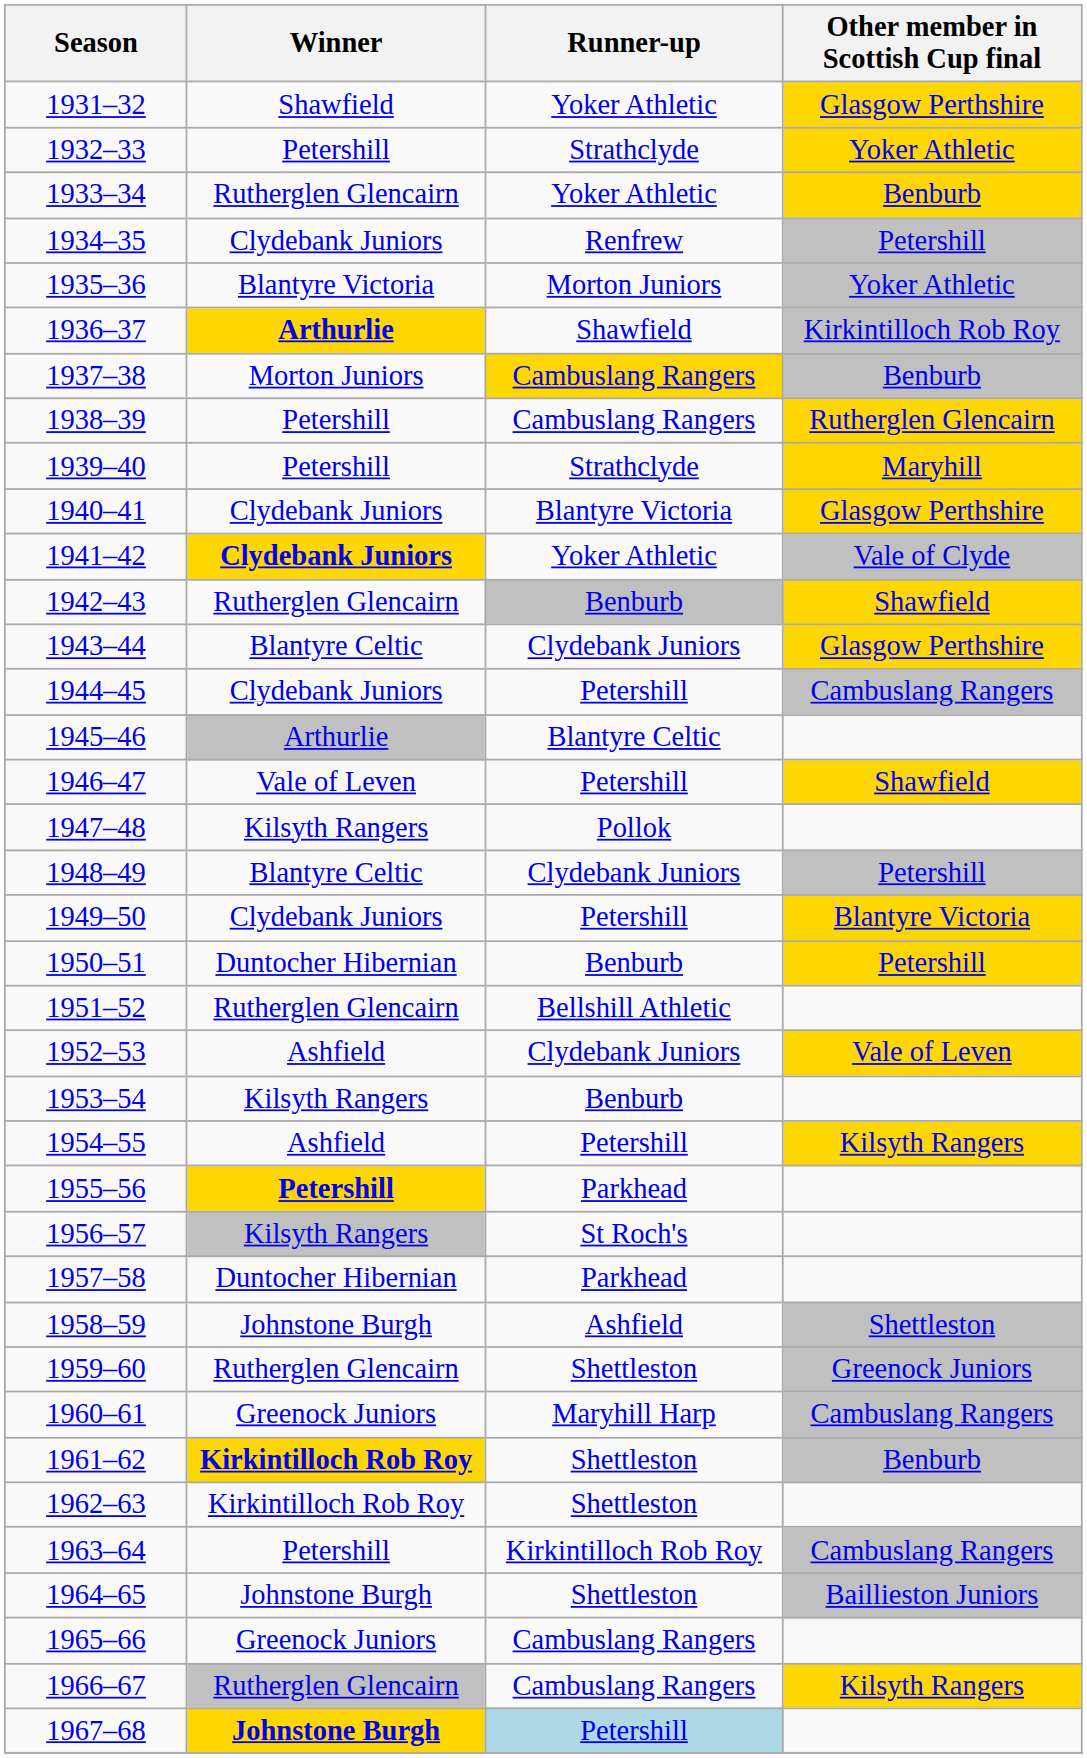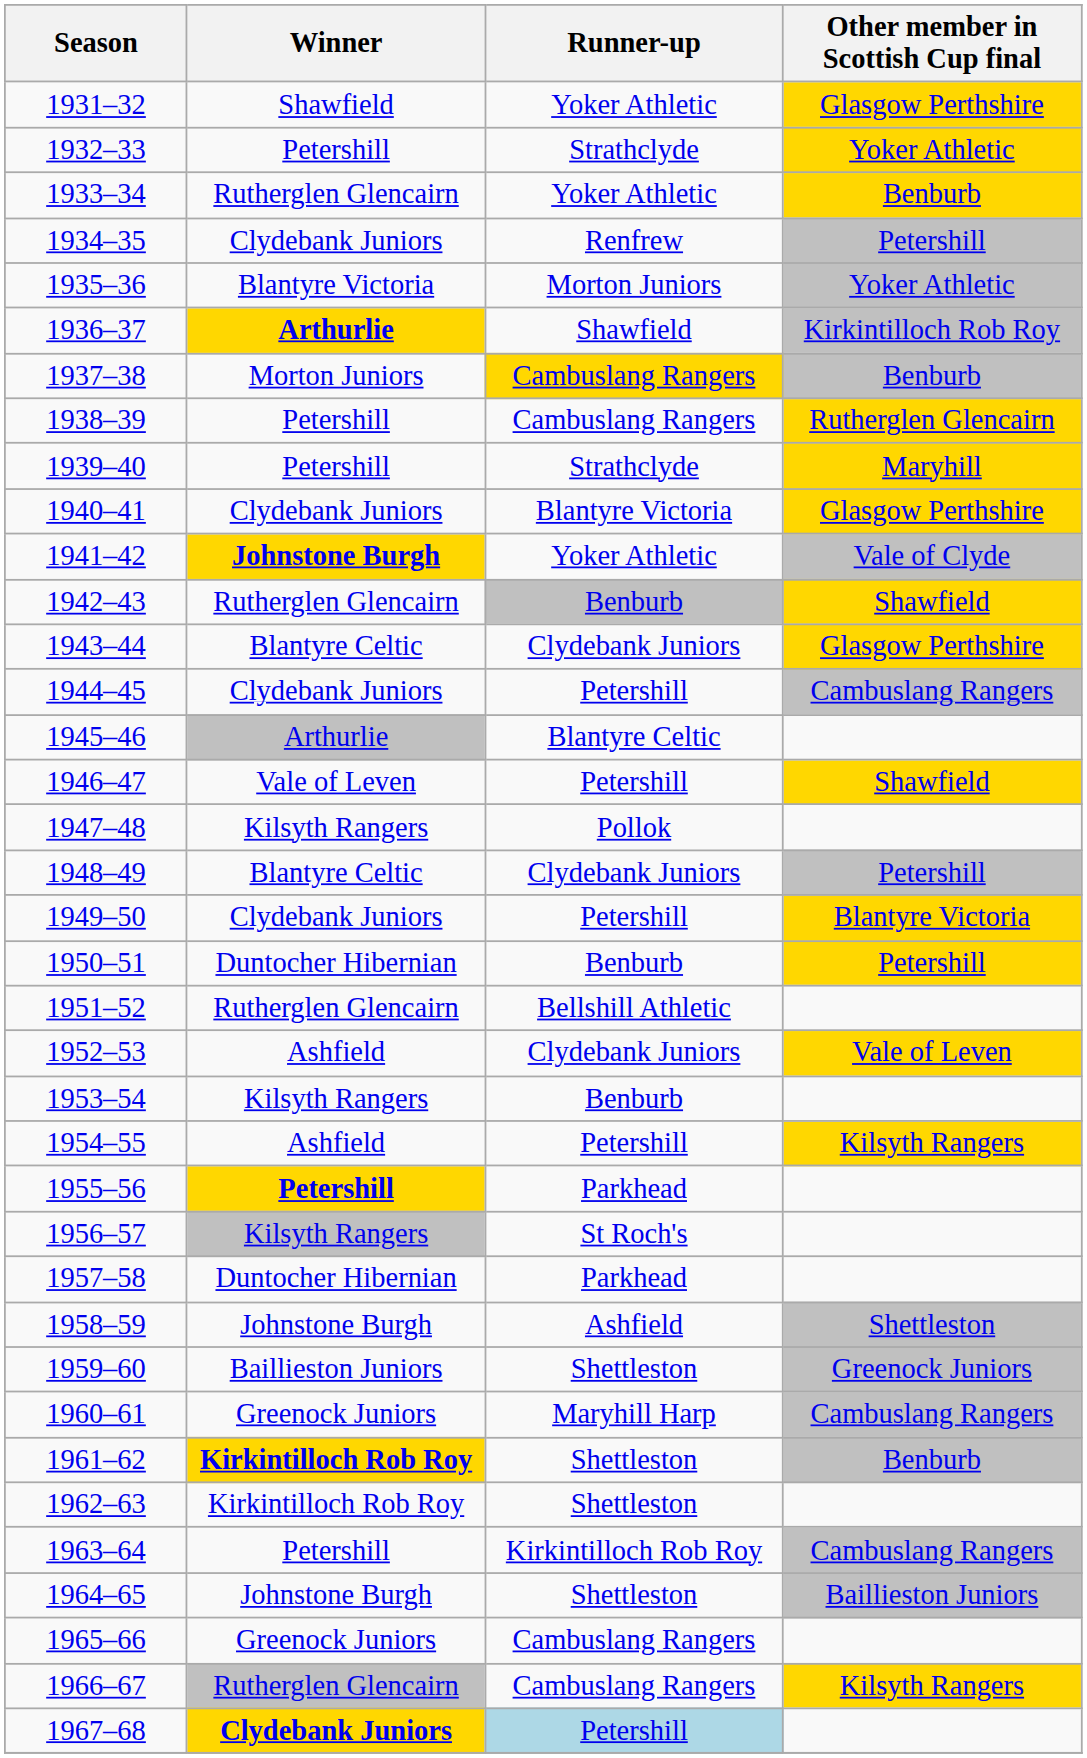(336, 555) Clydebank Juniors -> (336, 555) Johnstone Burgh
(336, 1368) Rutherglen Glencairn -> (336, 1368) Baillieston Juniors
(336, 1730) Johnstone Burgh -> (336, 1730) Clydebank Juniors
